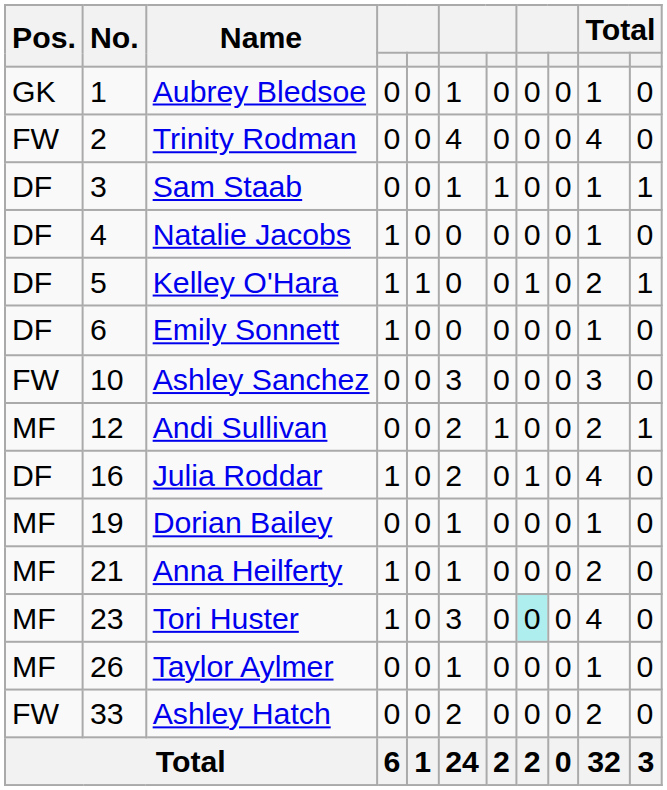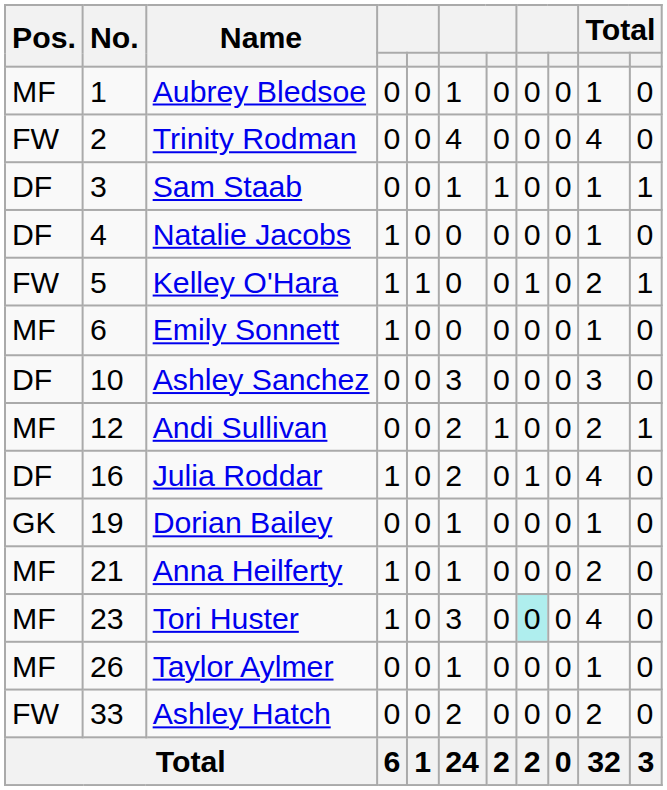(34, 91) GK -> (34, 91) MF
(32, 283) DF -> (36, 283) FW
(32, 330) DF -> (34, 330) MF
(36, 378) FW -> (32, 378) DF
(34, 522) MF -> (34, 522) GK
